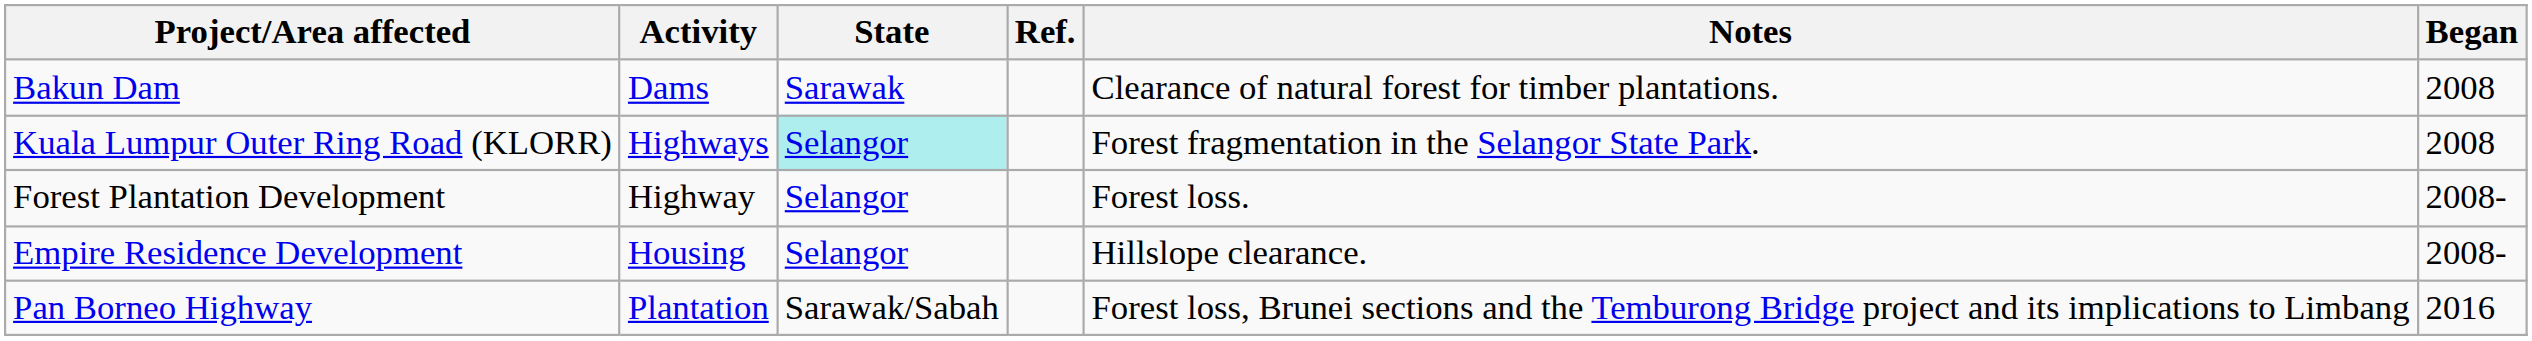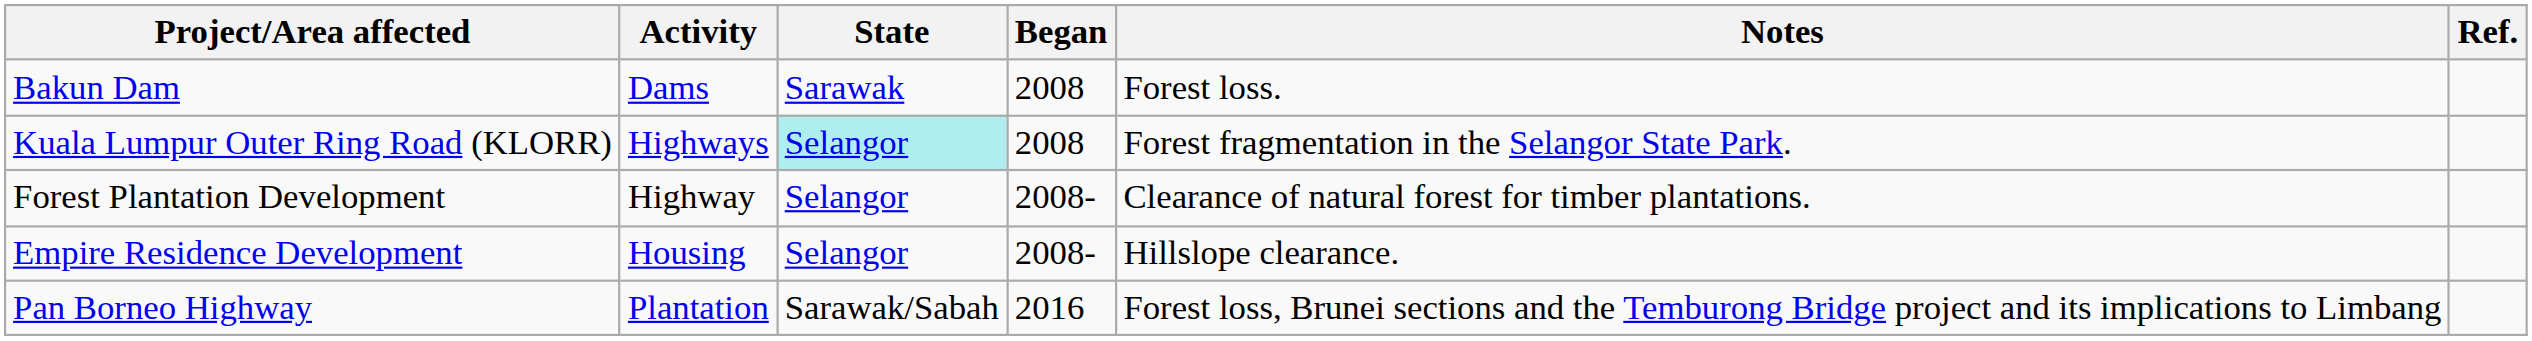columns swapped: (2472, 32) <-> (1045, 32)
(1435, 87) Clearance of natural forest for timber plantations. -> (1203, 87) Forest loss.
(1171, 197) Forest loss. -> (1467, 197) Clearance of natural forest for timber plantations.
